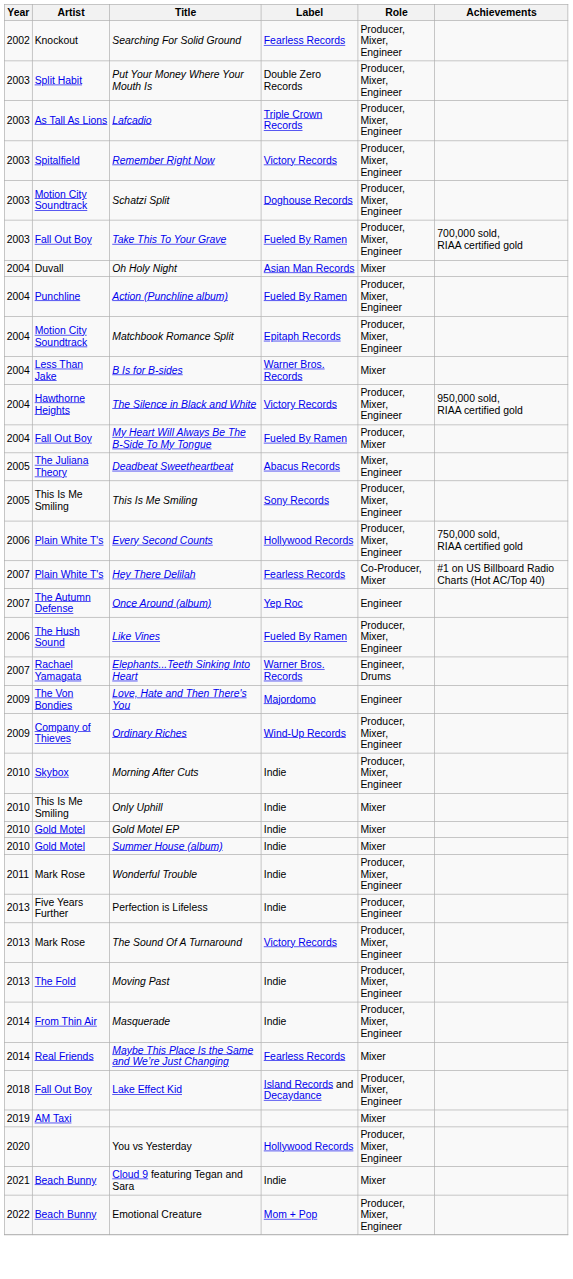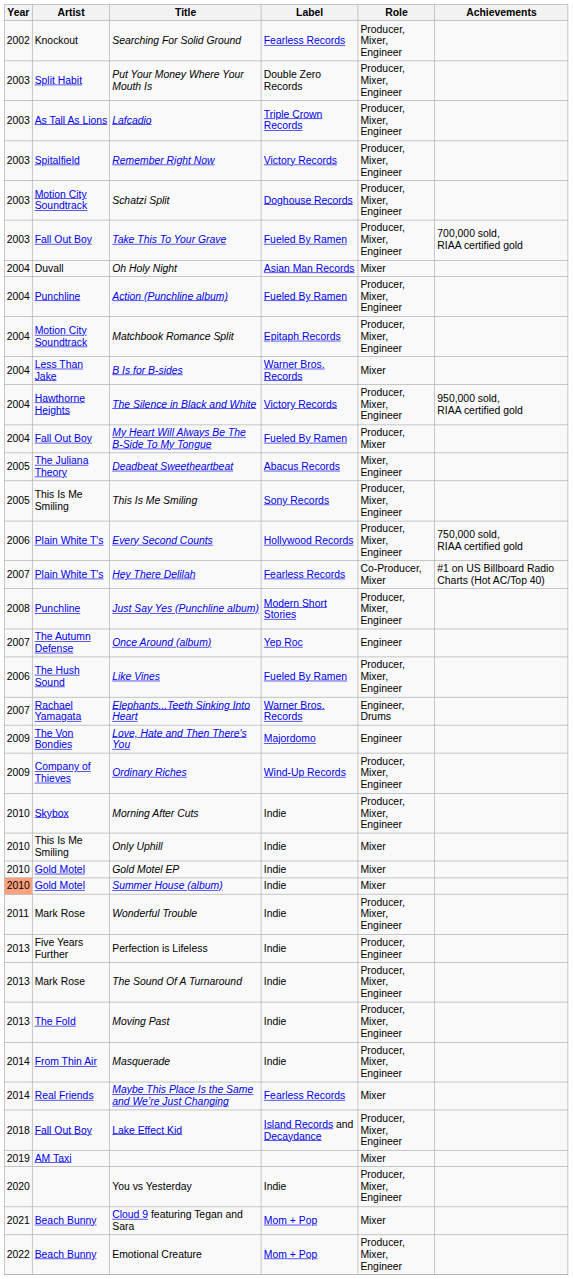+ row: (57, 609)
(18, 846) no background -> (18, 886) lightsalmon background
(300, 942) Victory Records -> (275, 982) Indie
(309, 1146) Hollywood Records -> (275, 1186) Indie
(275, 1180) Indie -> (291, 1220) Mom + Pop
